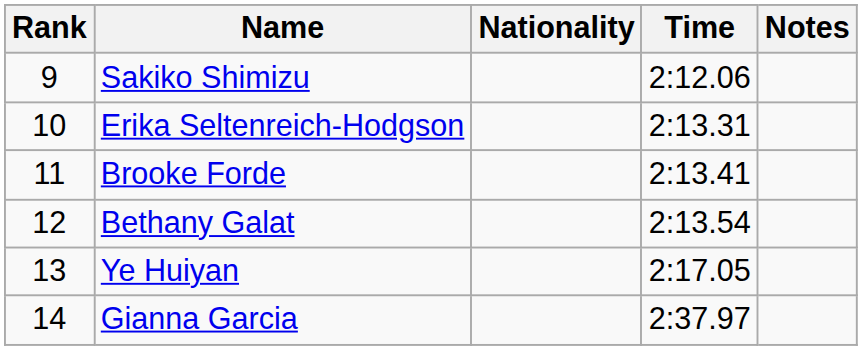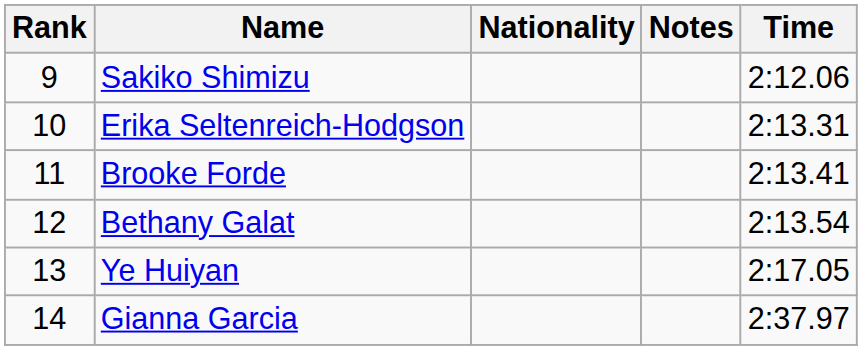columns swapped: (700, 28) <-> (807, 28)
